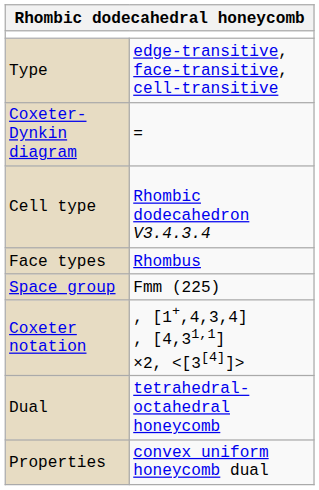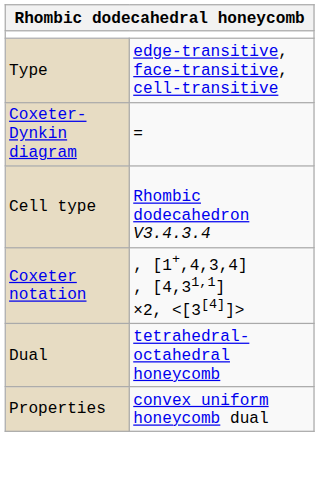- row: (57, 261)
- row: (62, 287)
